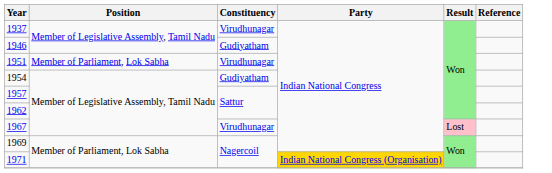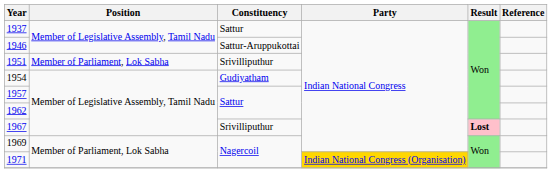(247, 28) Virudhunagar -> (232, 28) Sattur
(244, 45) Gudiyatham -> (260, 45) Sattur-Aruppukottai
(247, 61) Virudhunagar -> (246, 61) Srivilliputhur
(247, 126) Virudhunagar -> (246, 126) Srivilliputhur
(455, 126) normal -> (480, 126) bold
